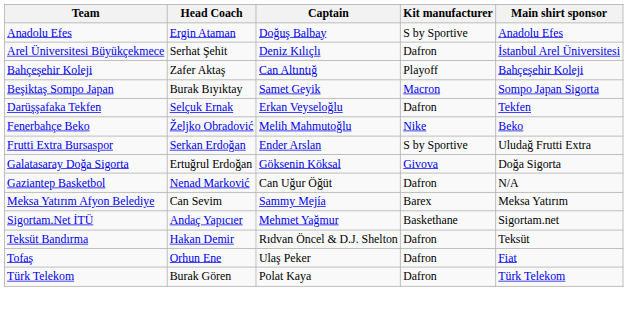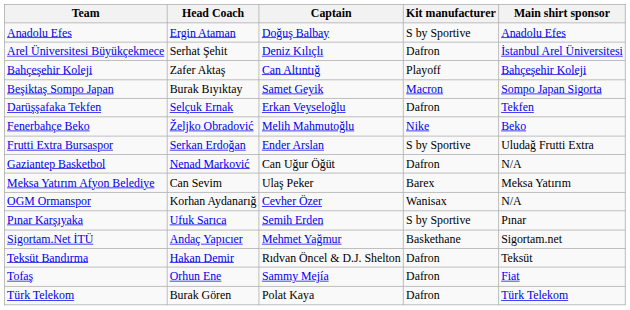- row: (68, 164)
(292, 201) Sammy Mejía -> (288, 182) Ulaş Peker
+ row: (49, 201)
+ row: (45, 220)
(285, 257) Ulaş Peker -> (295, 276) Sammy Mejía
